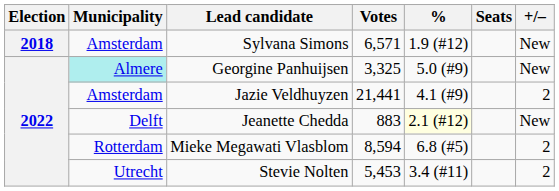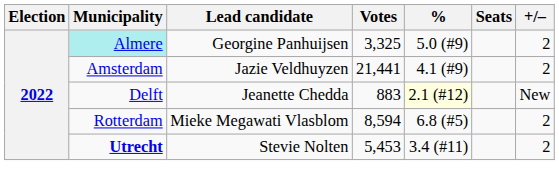- row: (296, 43)
(535, 69) New -> (546, 43) 2
(138, 172) normal -> (136, 146) bold
